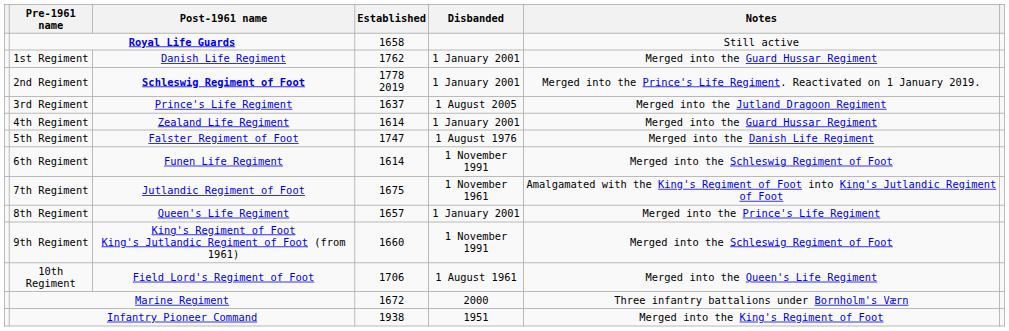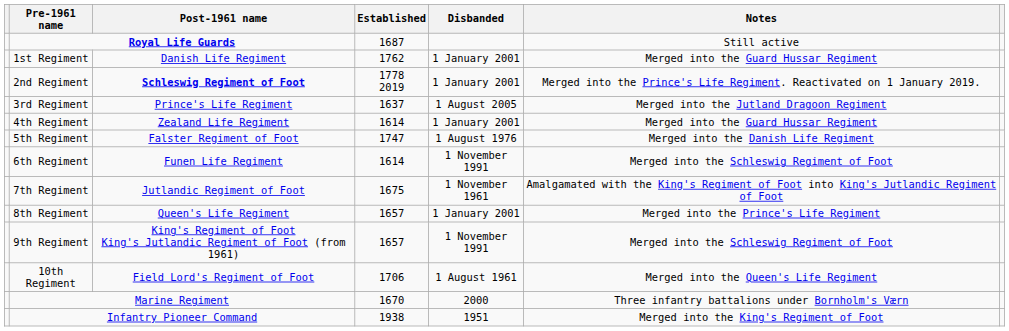(392, 42) 1658 -> (392, 42) 1687
(392, 242) 1660 -> (392, 242) 1657
(392, 300) 1672 -> (392, 300) 1670
